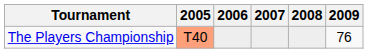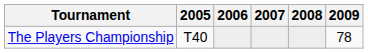(195, 37) lightsalmon background -> (195, 37) no background
(344, 37) 76 -> (344, 37) 78
